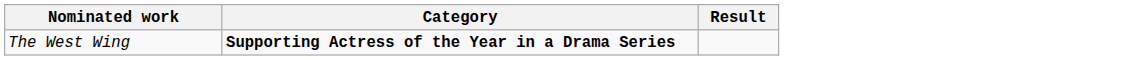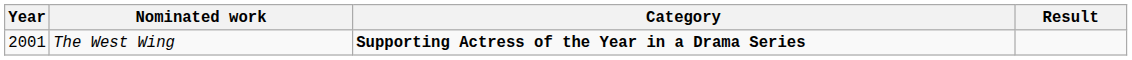+ column: (27, 17)
